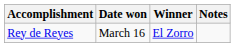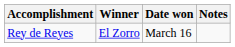columns swapped: (173, 14) <-> (123, 14)
